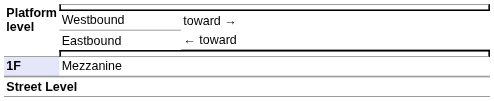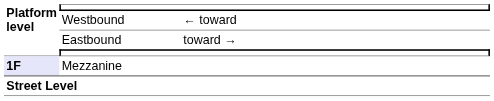(210, 20) toward → -> (210, 20) ← toward
(210, 39) ← toward -> (210, 39) toward →
